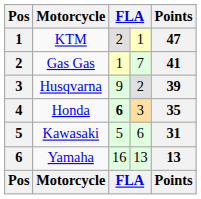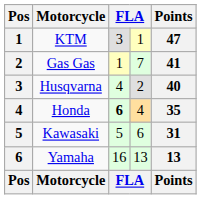(119, 39) 2 -> (119, 39) 3
(119, 86) 9 -> (119, 86) 4
(174, 86) 39 -> (174, 86) 40
(140, 110) 3 -> (140, 110) 4
